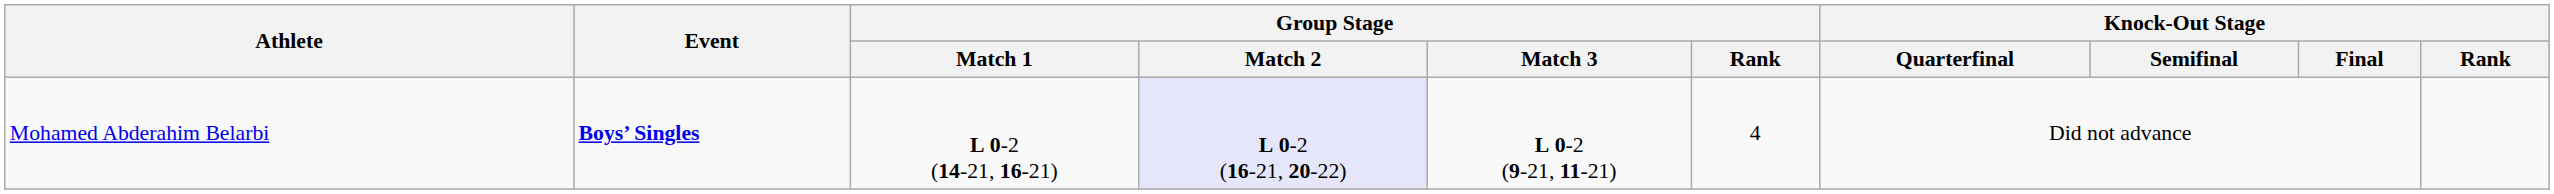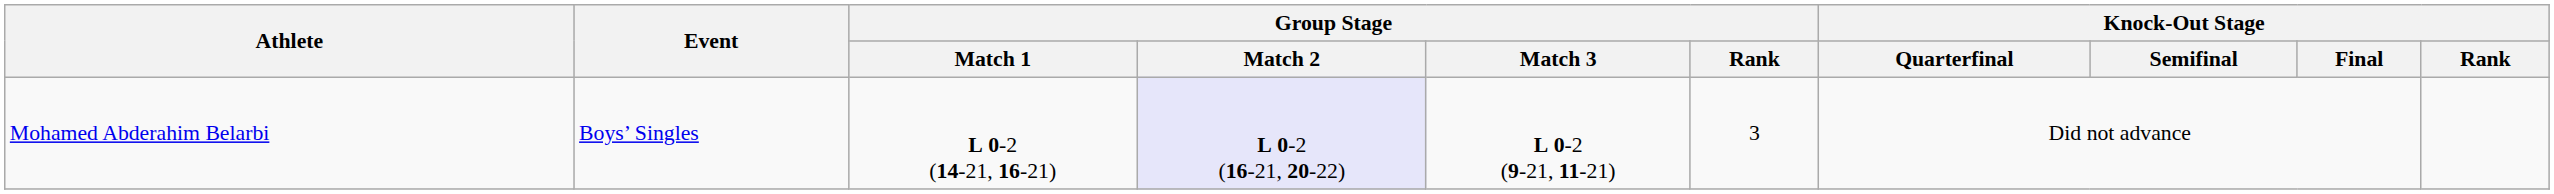(639, 133) bold -> (639, 133) normal
(1755, 133) 4 -> (1754, 133) 3
